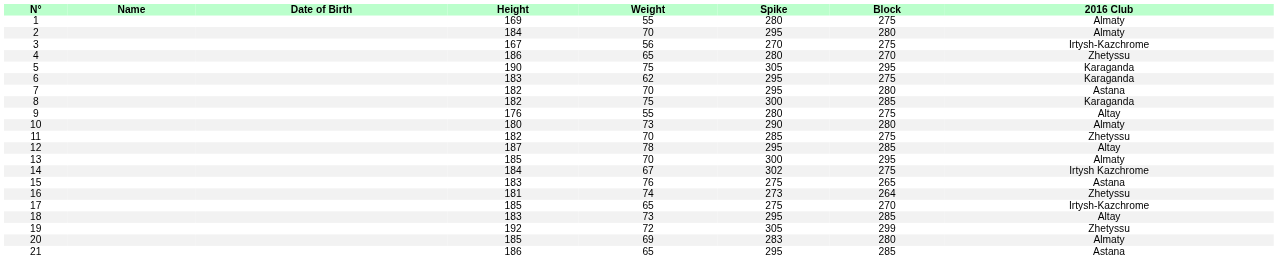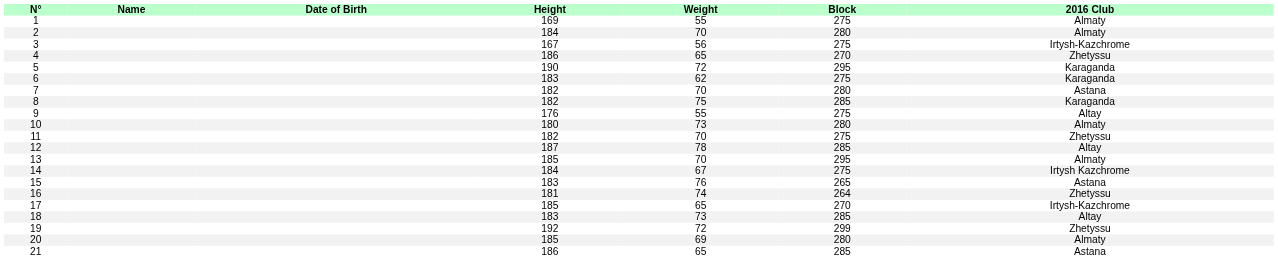- column: (774, 9)
(648, 67) 75 -> (701, 67) 72
